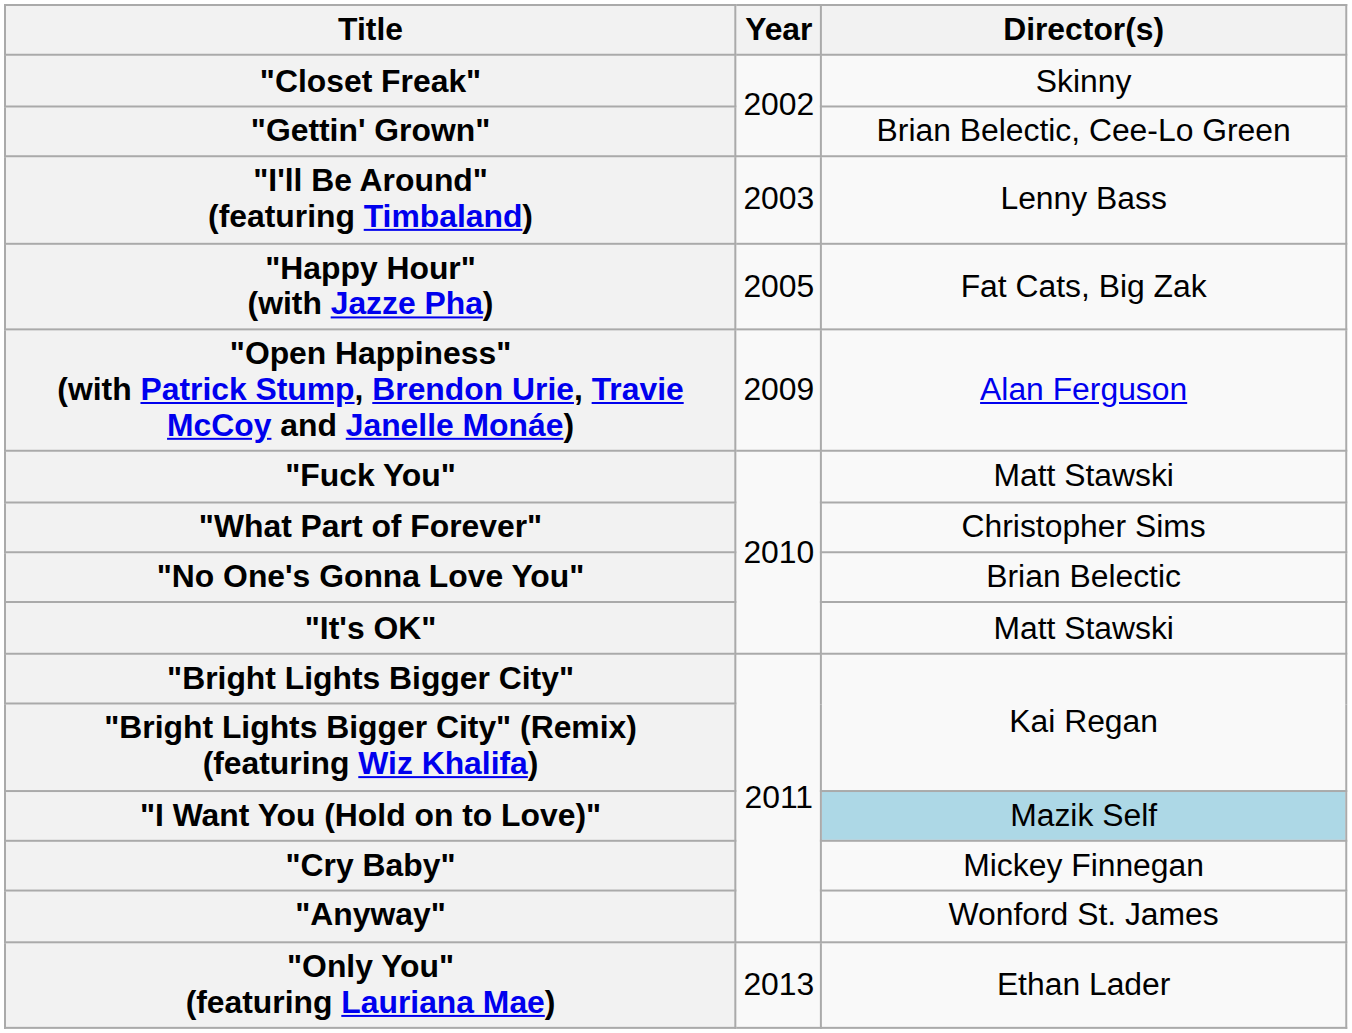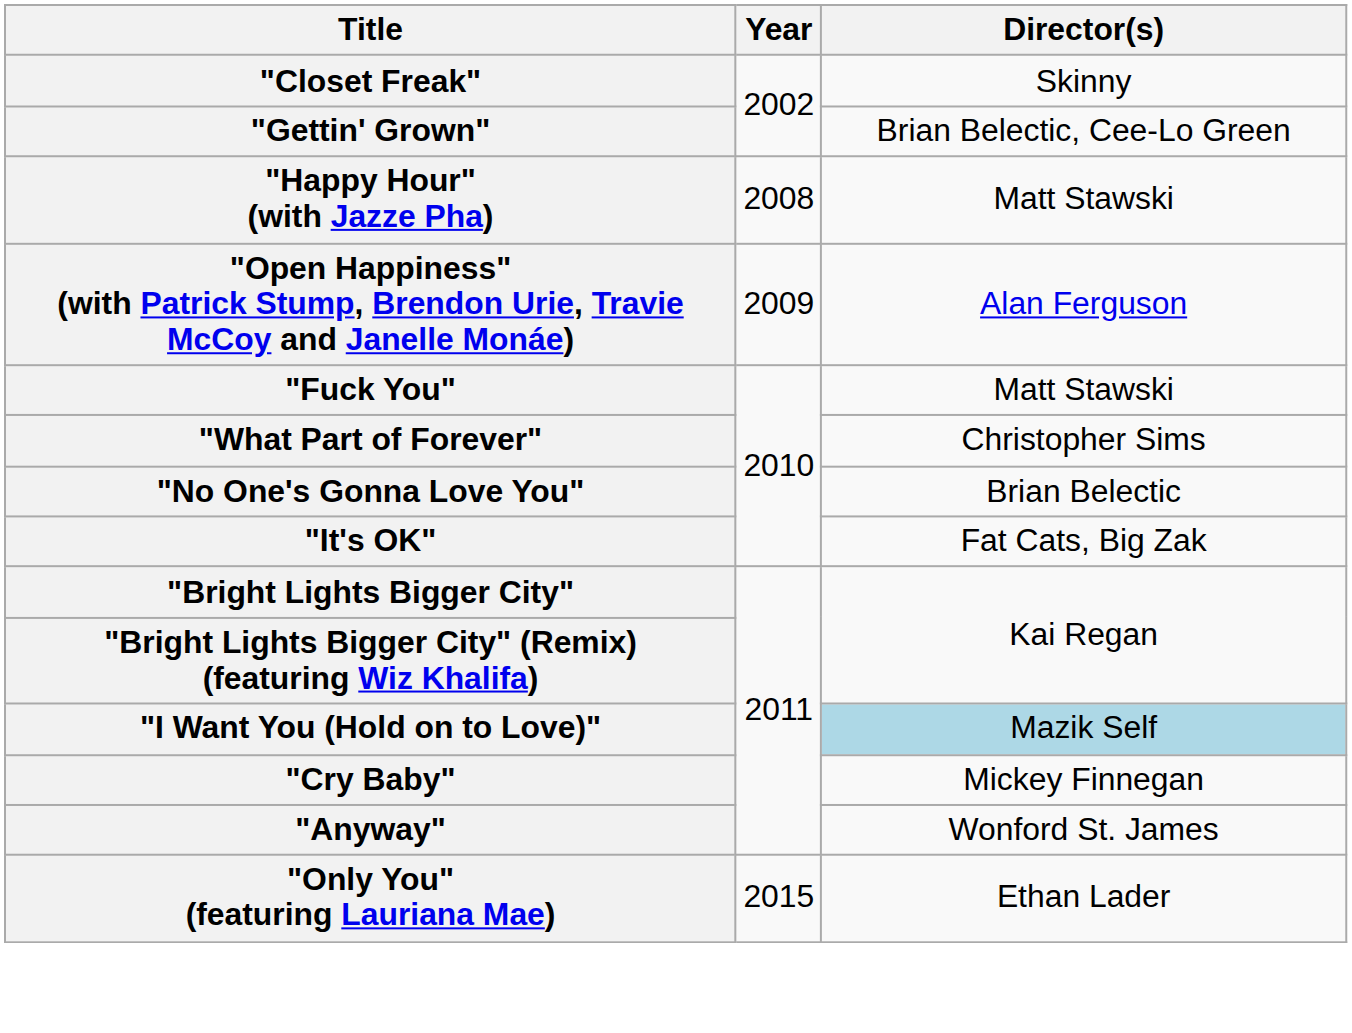- row: (371, 199)
(779, 285) 2005 -> (779, 199) 2008
(1084, 285) Fat Cats, Big Zak -> (1084, 199) Matt Stawski
(1084, 627) Matt Stawski -> (1084, 541) Fat Cats, Big Zak
(779, 984) 2013 -> (779, 897) 2015
